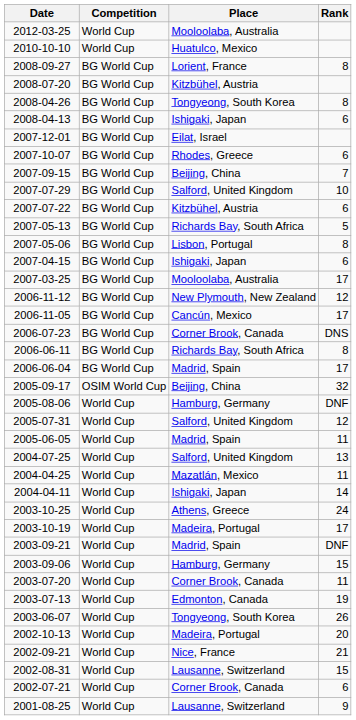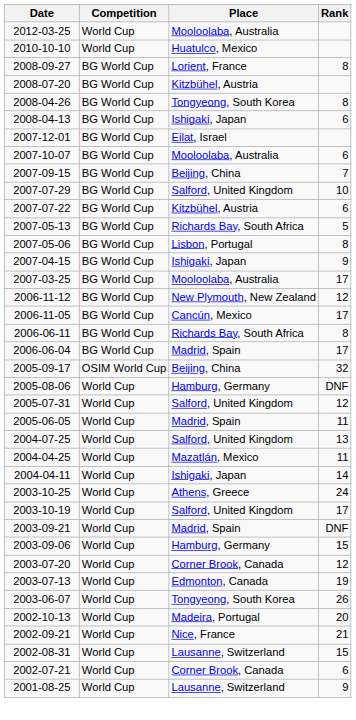(212, 155) Rhodes, Greece -> (225, 155) Mooloolaba, Australia
(345, 262) 6 -> (345, 262) 9
- row: (42, 333)
(216, 528) Madeira, Portugal -> (232, 510) Salford, United Kingdom
(343, 581) 11 -> (342, 564) 12
